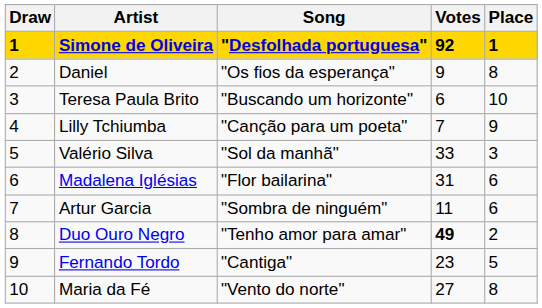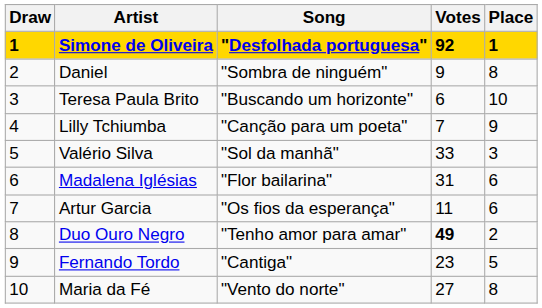(308, 72) "Os fios da esperança" -> (304, 72) "Sombra de ninguém"
(304, 208) "Sombra de ninguém" -> (308, 208) "Os fios da esperança"
